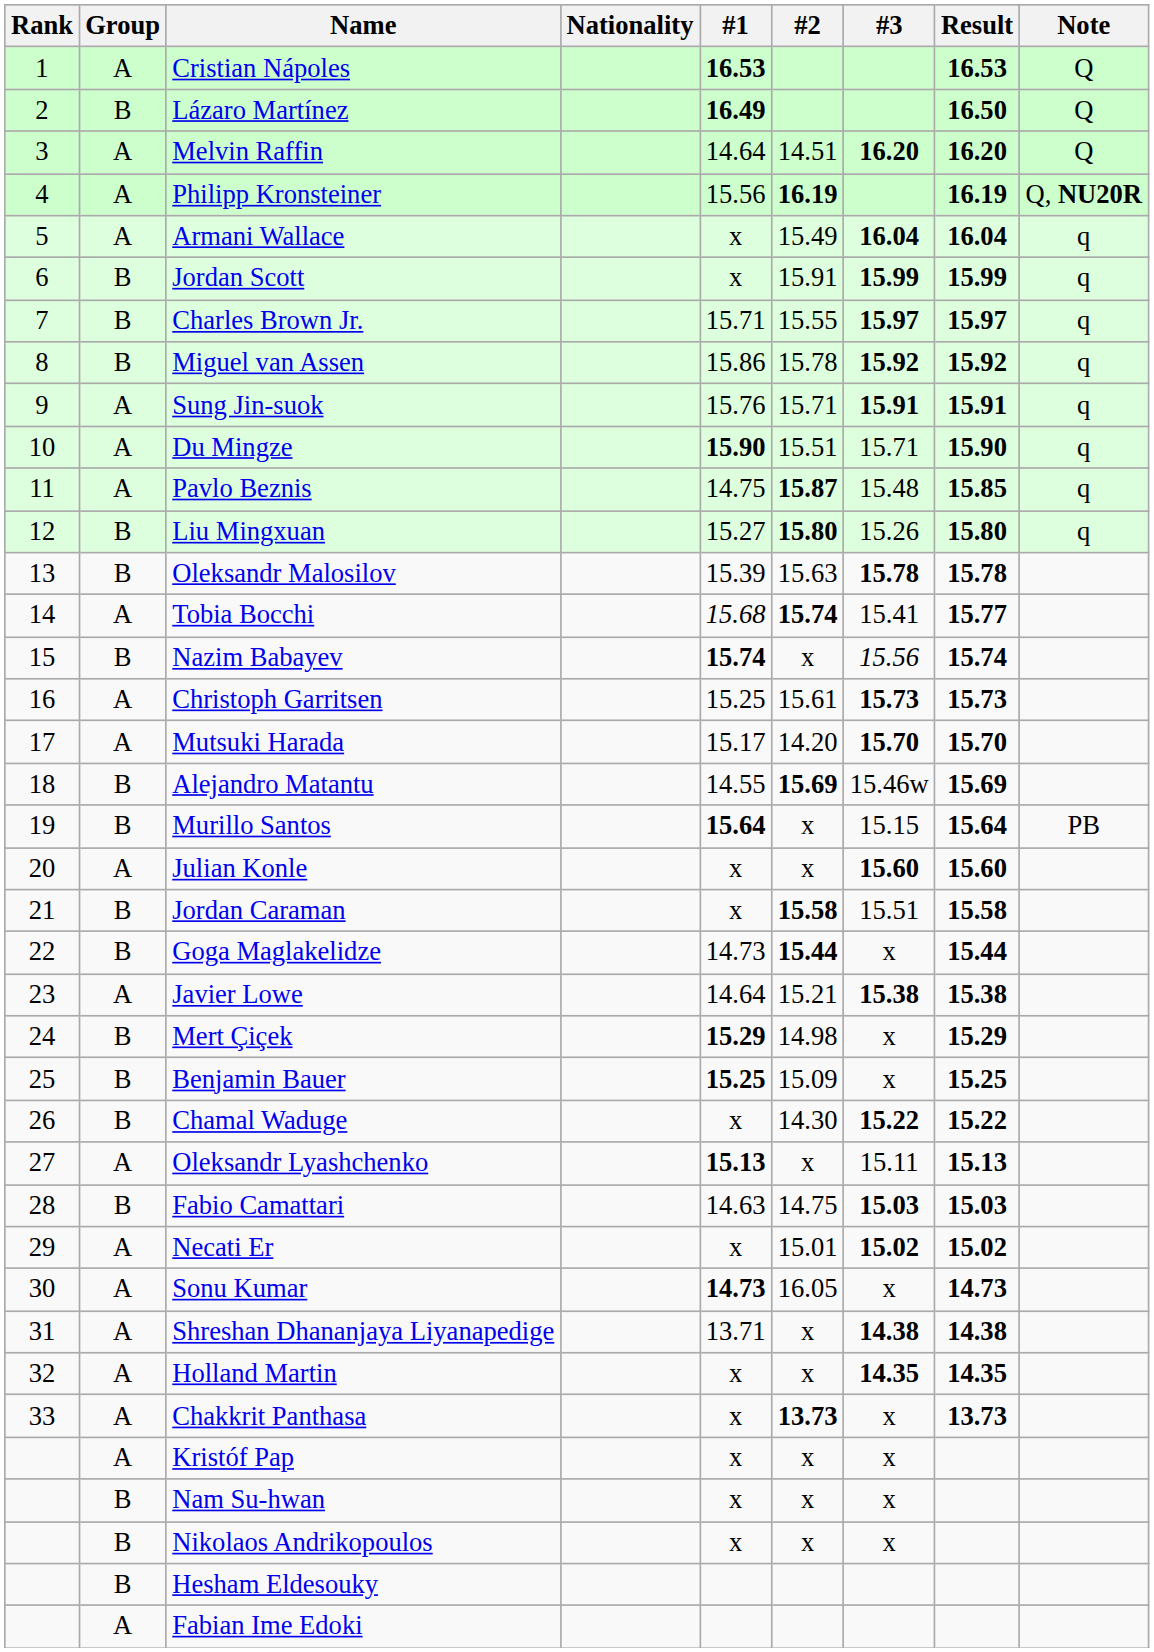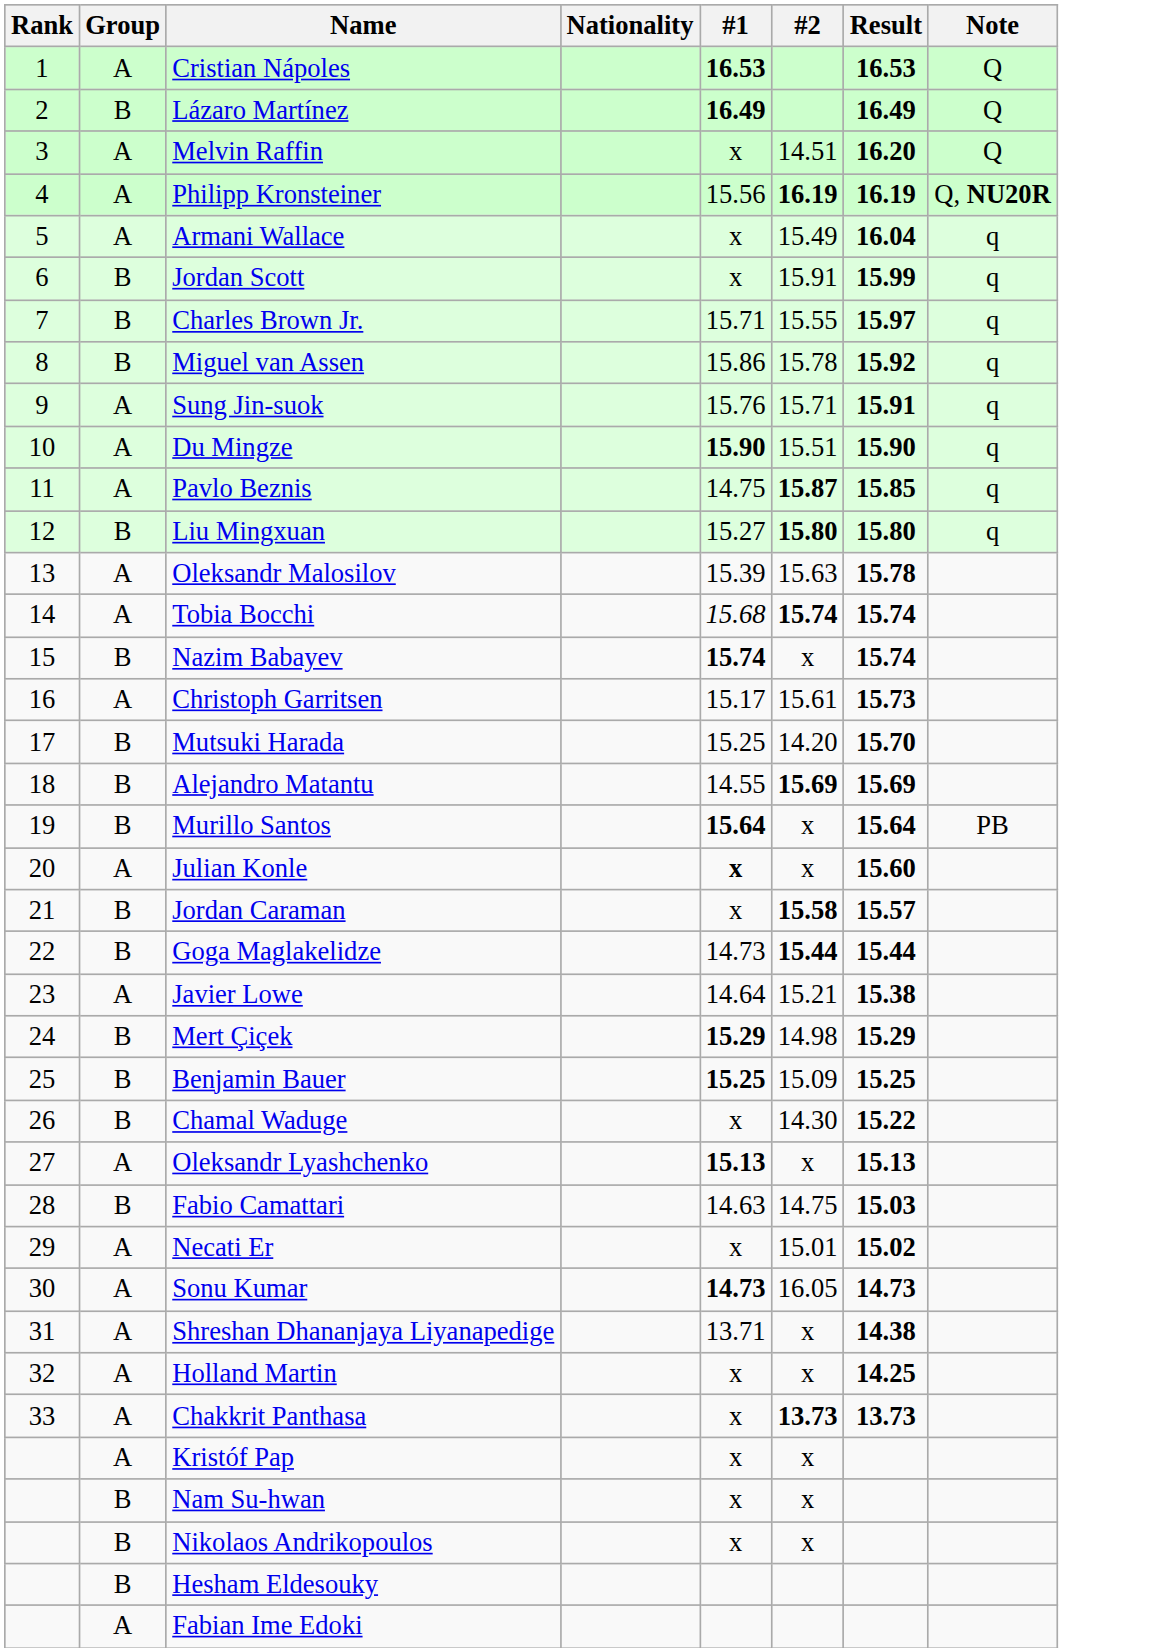- column: (889, 25)
(977, 109) 16.50 -> (886, 109) 16.49
(736, 151) 14.64 -> (736, 151) x
(123, 573) B -> (123, 573) A
(977, 615) 15.77 -> (886, 615) 15.74
(736, 699) 15.25 -> (736, 699) 15.17
(123, 741) A -> (123, 741) B
(736, 741) 15.17 -> (736, 741) 15.25
(736, 868) normal -> (736, 868) bold
(977, 910) 15.58 -> (886, 910) 15.57
(977, 1373) 14.35 -> (886, 1373) 14.25
